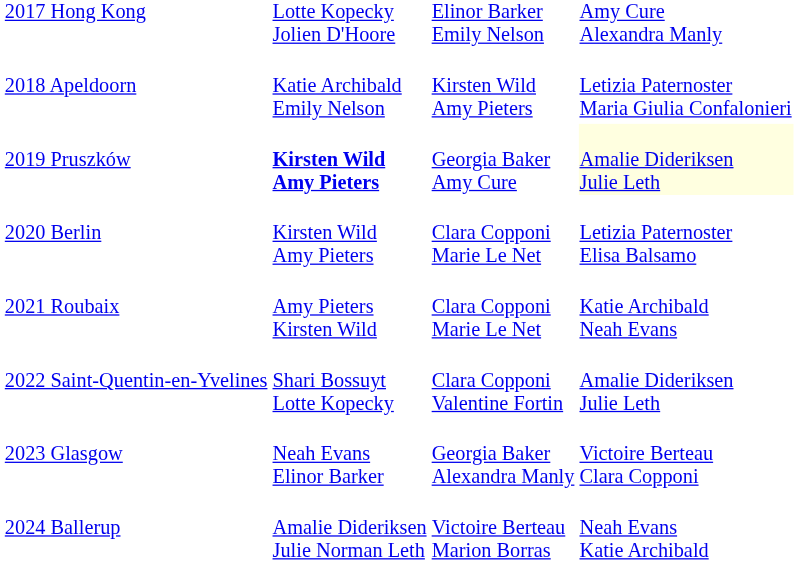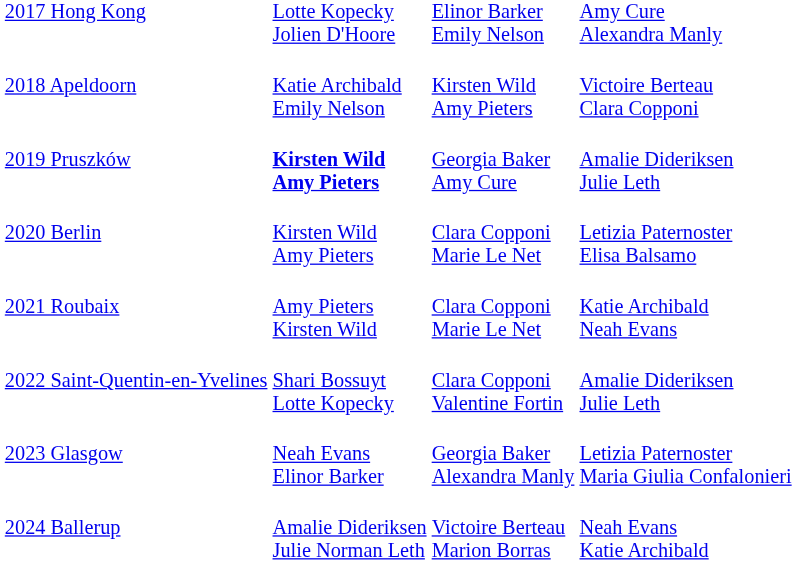(686, 97) Letizia Paternoster Maria Giulia Confalonieri -> (646, 97) Victoire Berteau Clara Copponi
(657, 170) lightyellow background -> (657, 170) no background
(646, 465) Victoire Berteau Clara Copponi -> (686, 465) Letizia Paternoster Maria Giulia Confalonieri
